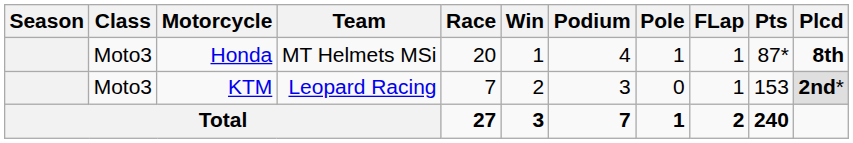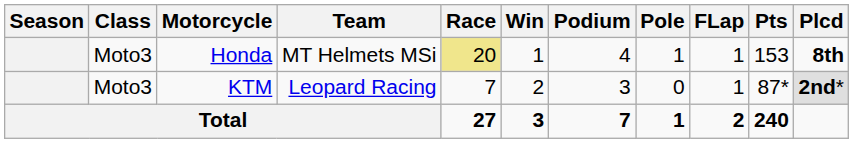(485, 54) no background -> (485, 54) khaki background
(773, 54) 87* -> (771, 54) 153
(771, 87) 153 -> (773, 87) 87*
